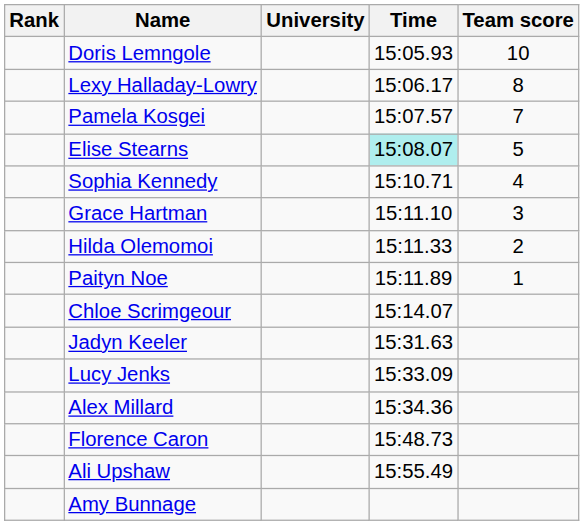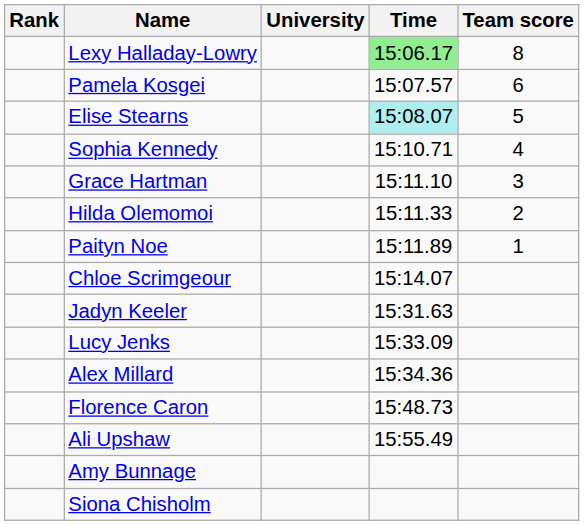- row: (140, 52)
(414, 85) no background -> (414, 52) lightgreen background
(518, 117) 7 -> (518, 85) 6
+ row: (140, 504)
